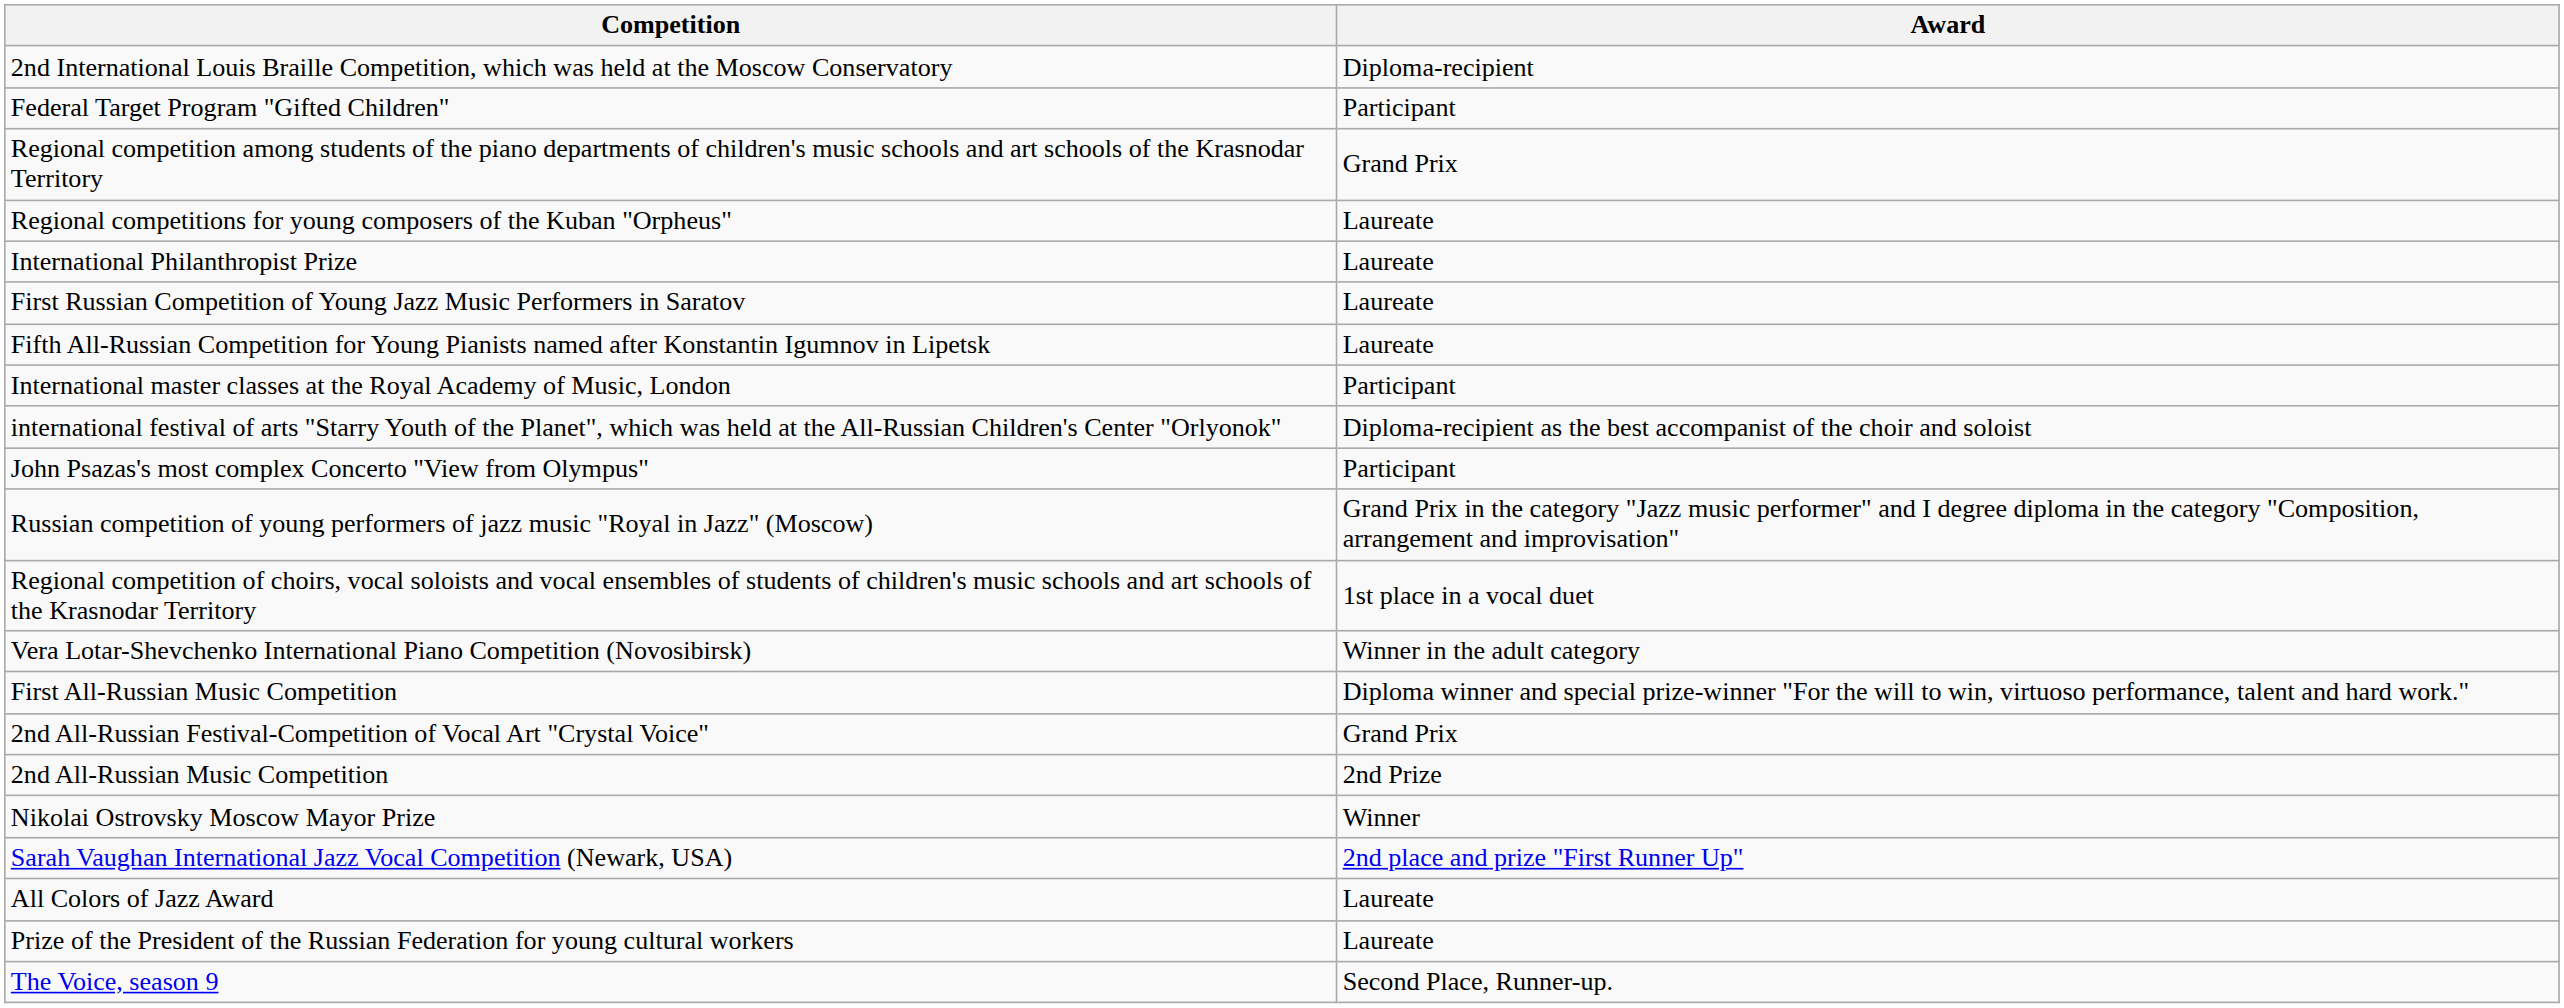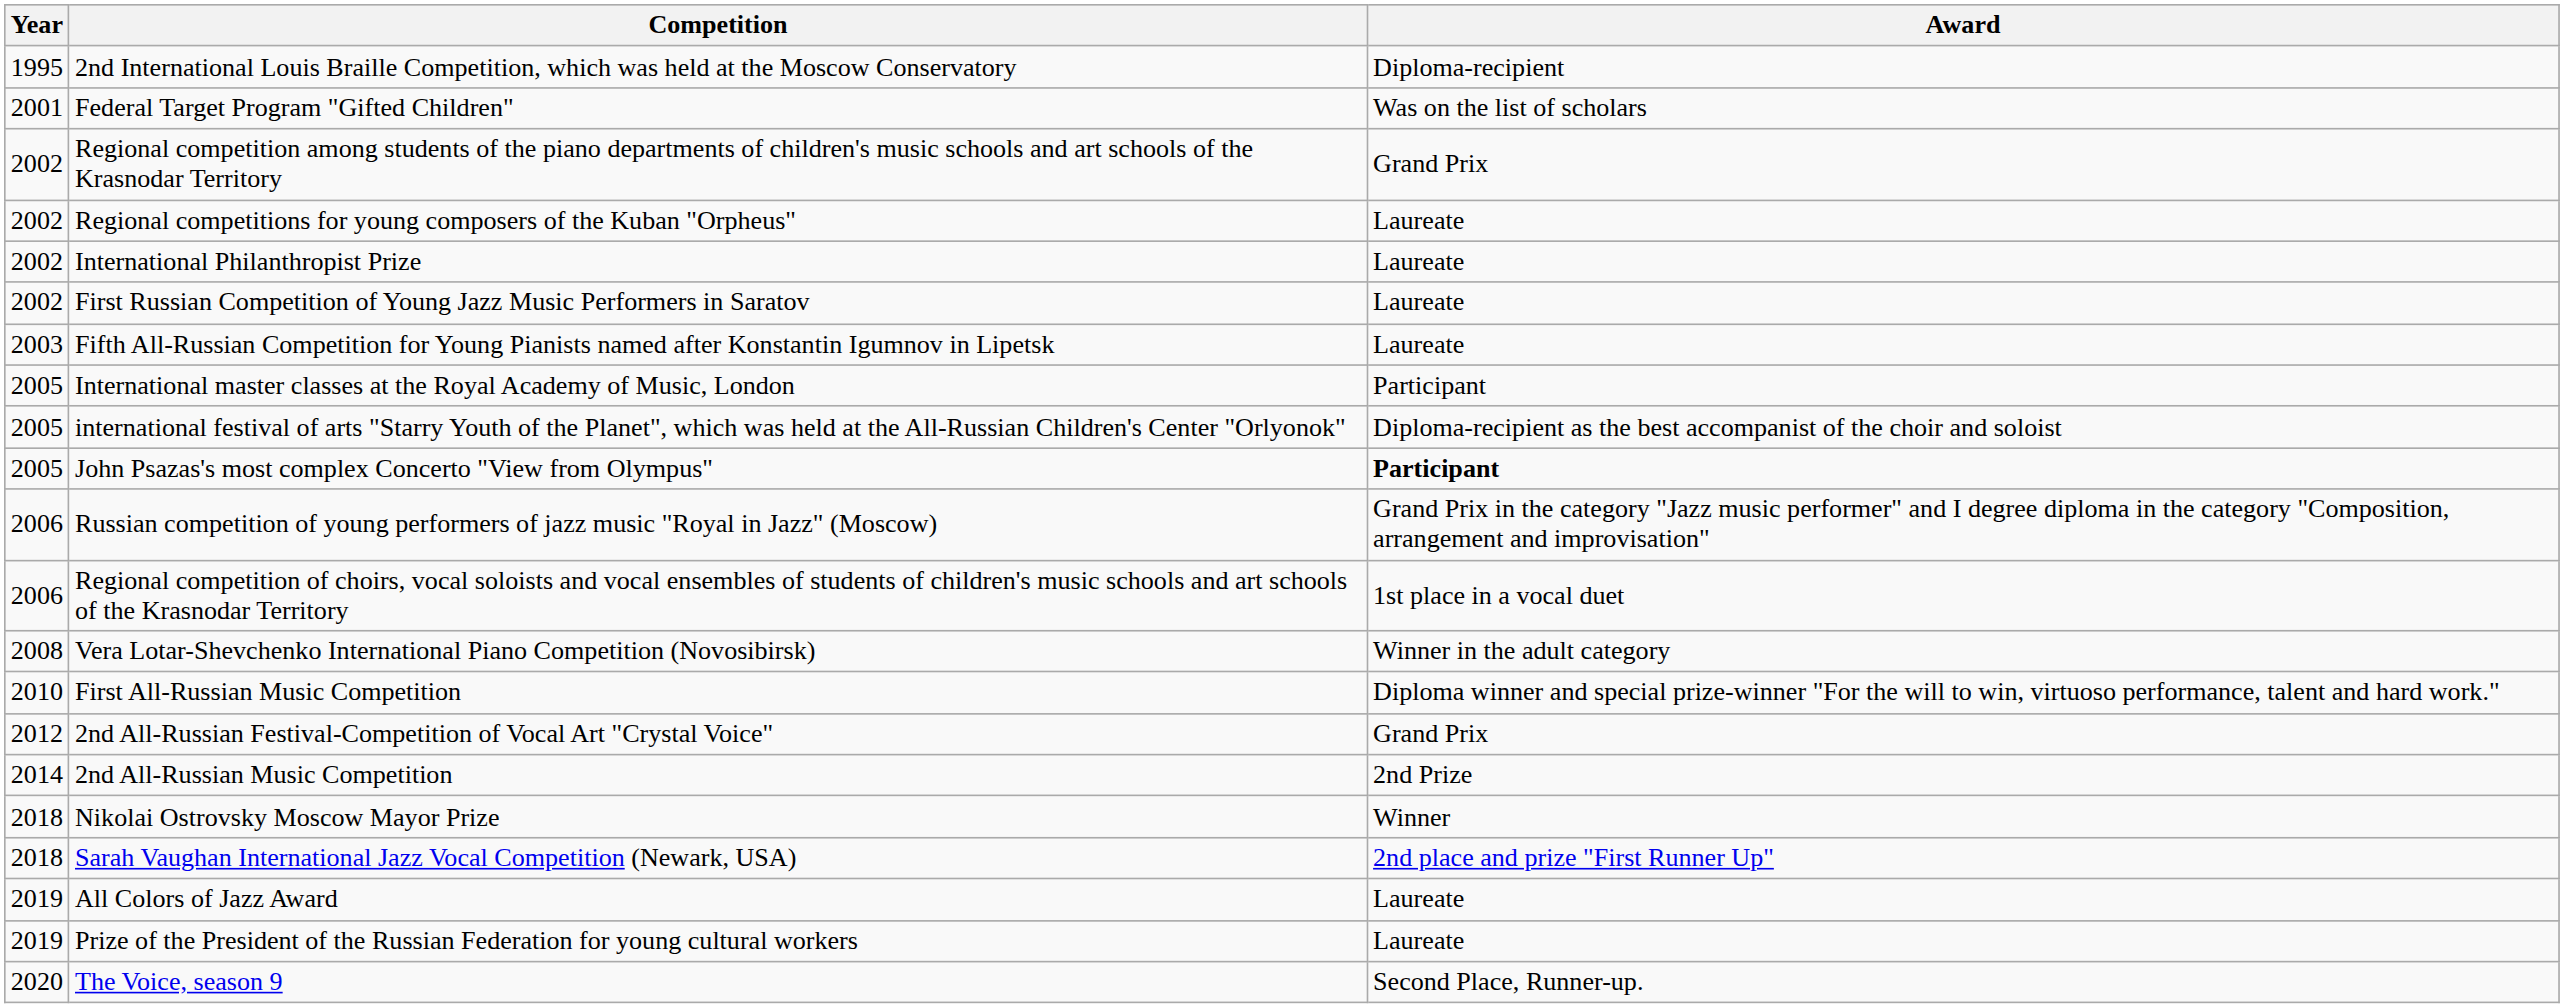+ column: (37, 25)
(1399, 107) Participant -> (1510, 107) Was on the list of scholars
(1399, 468) normal -> (1436, 468) bold
